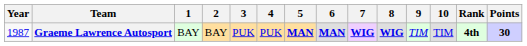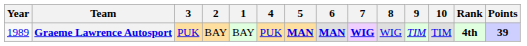columns swapped: (188, 14) <-> (243, 14)
(18, 32) 1987 -> (18, 32) 1989
(392, 32) bold -> (391, 32) normal
(505, 32) 30 -> (503, 32) 39
